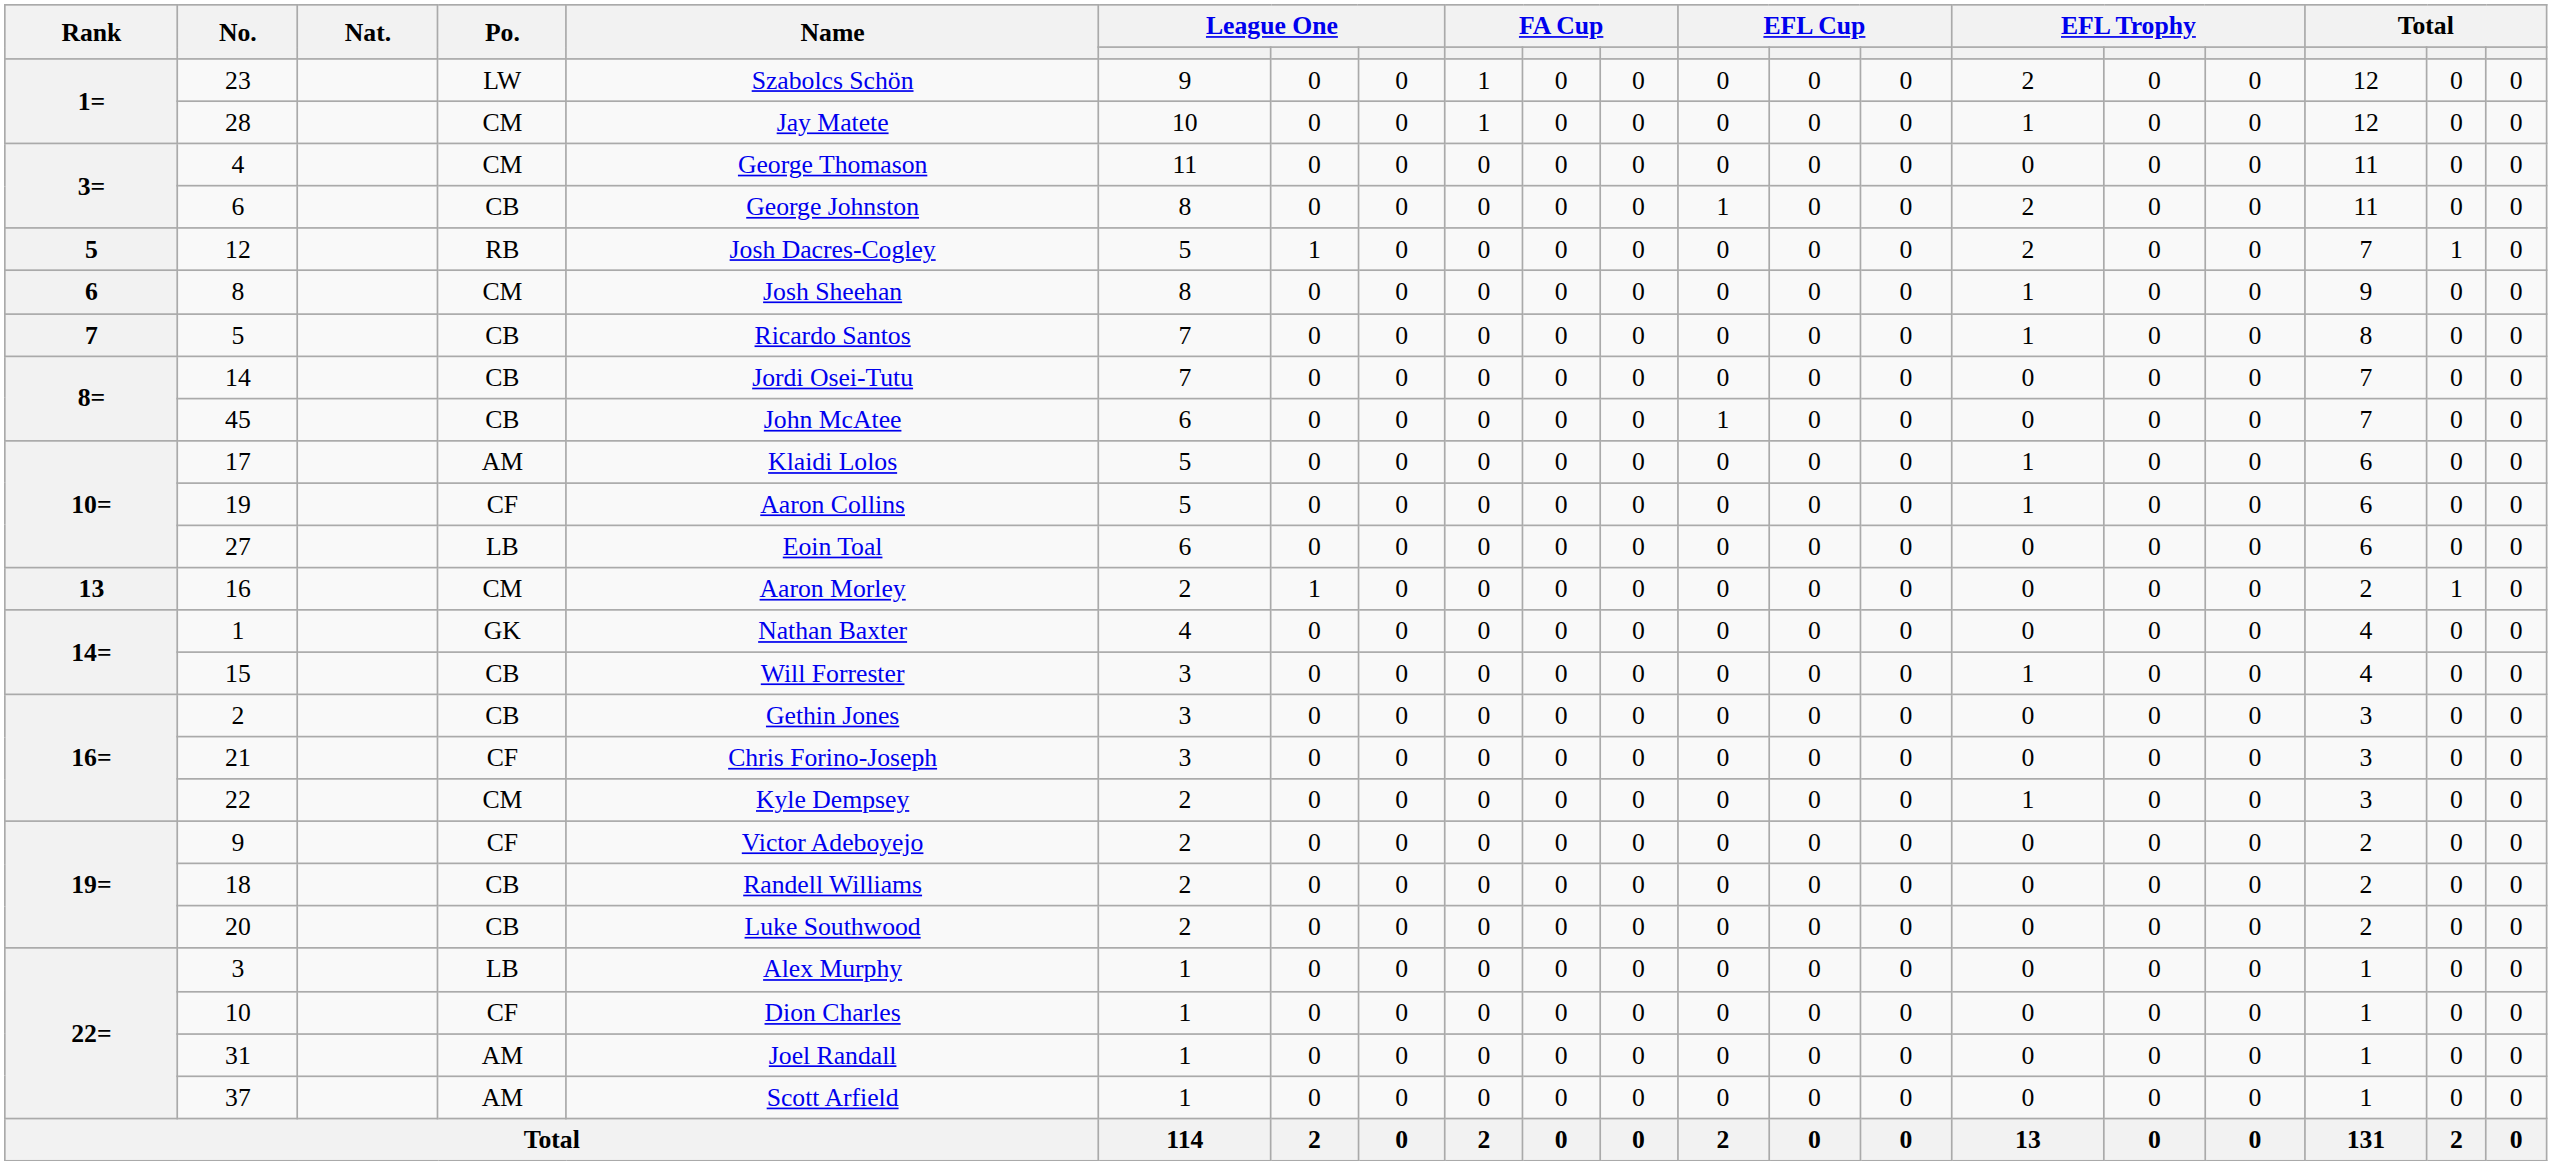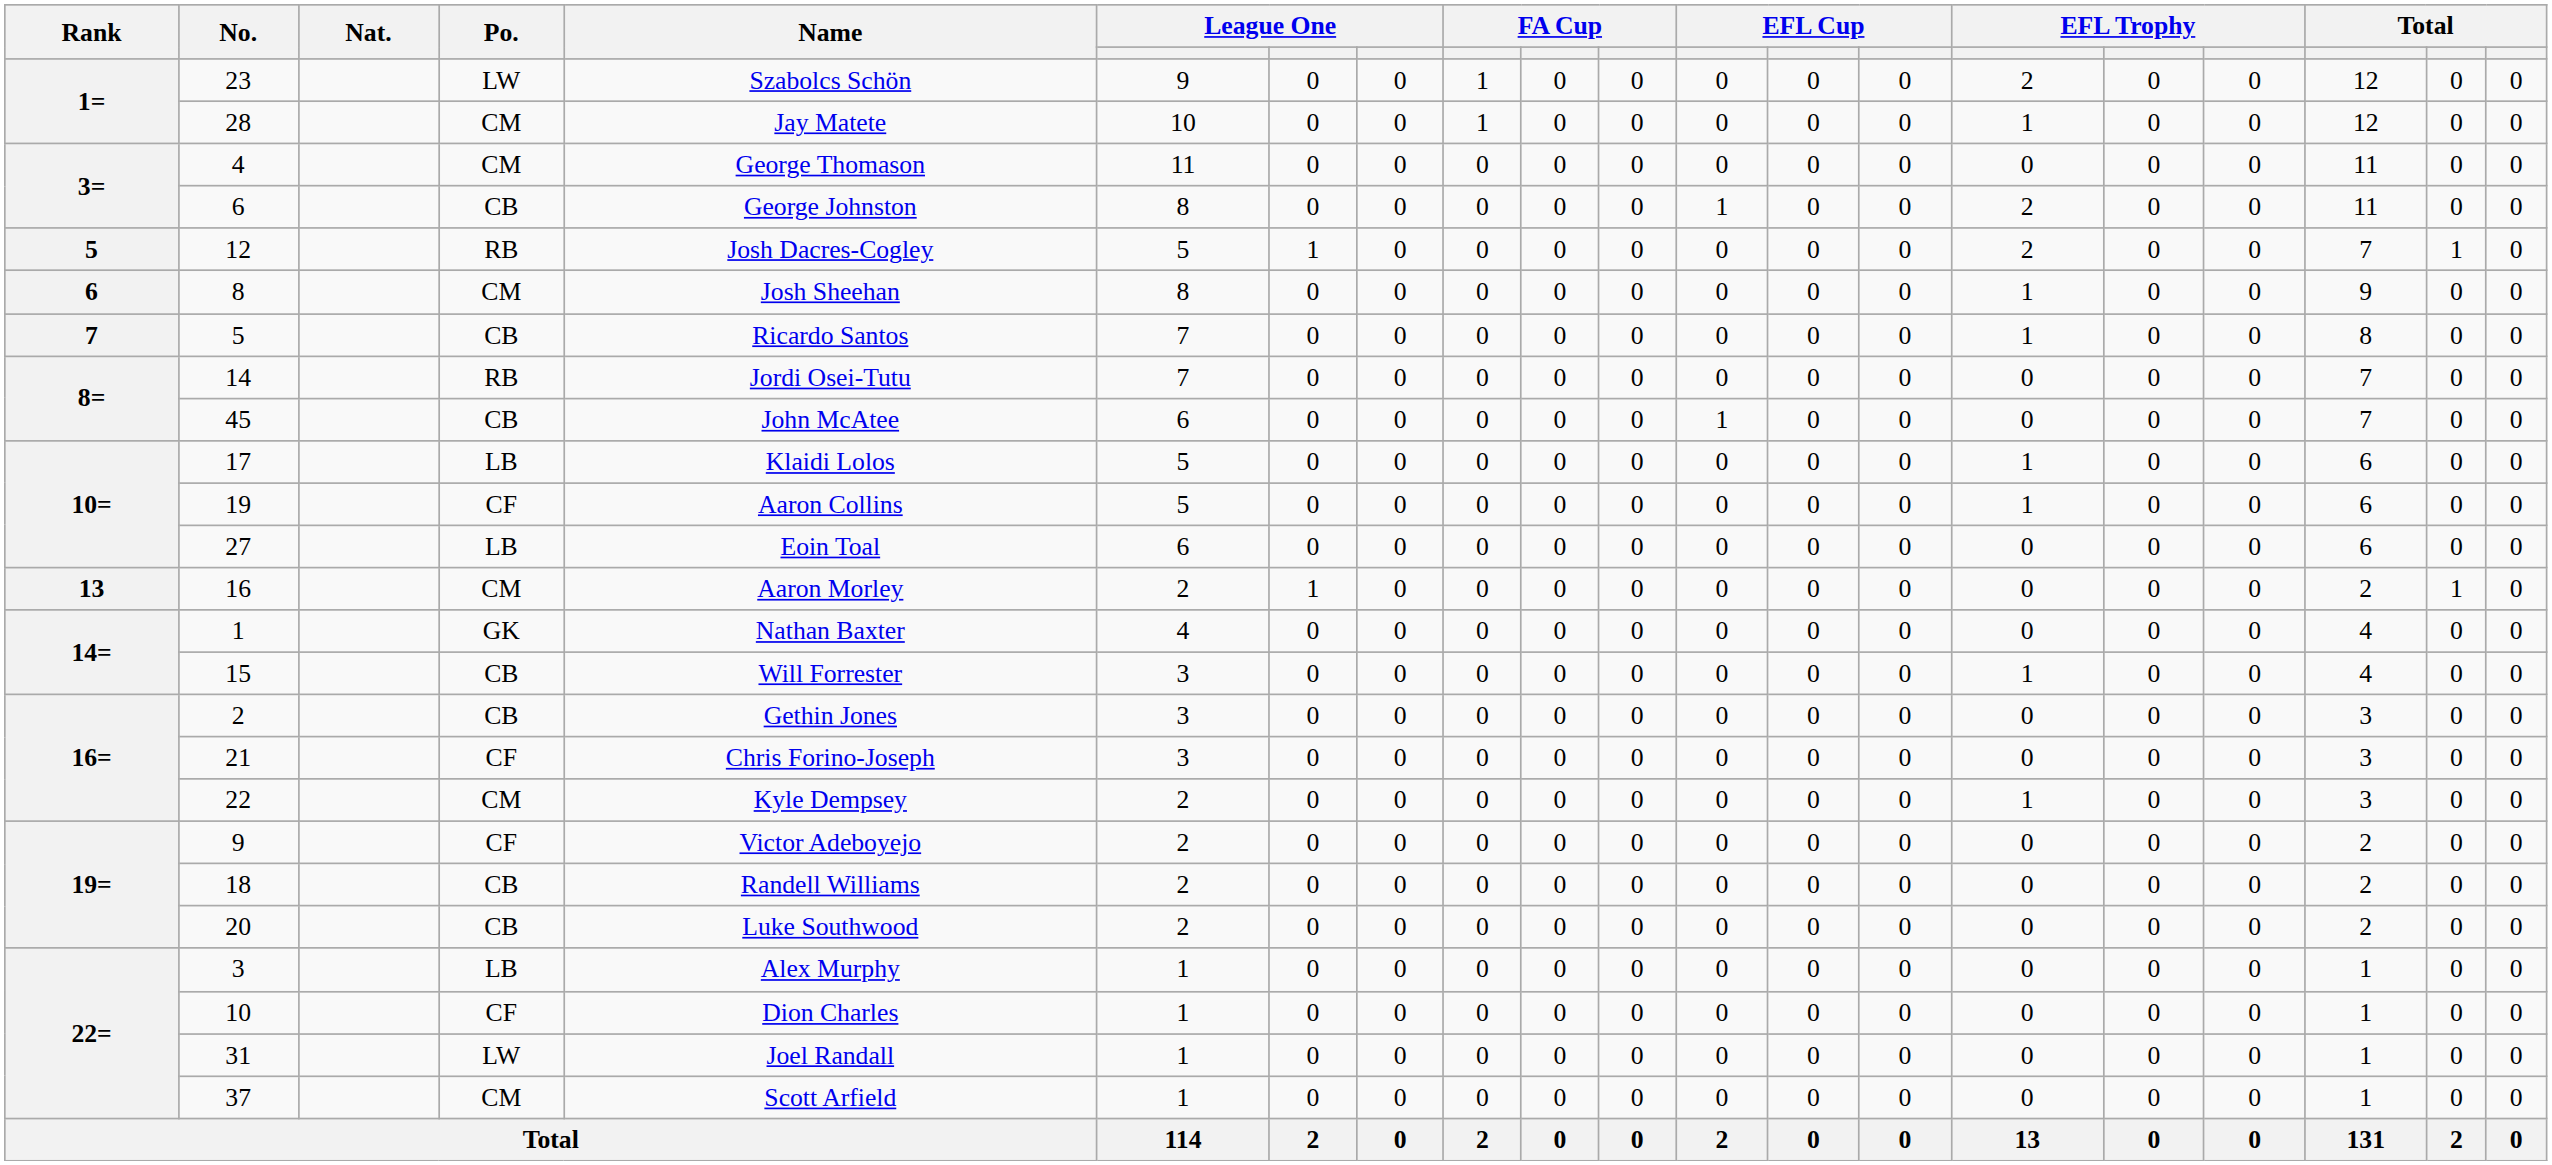(502, 376) CB -> (501, 376) RB
(502, 461) AM -> (501, 461) LB
(502, 1054) AM -> (501, 1054) LW
(502, 1096) AM -> (501, 1096) CM
